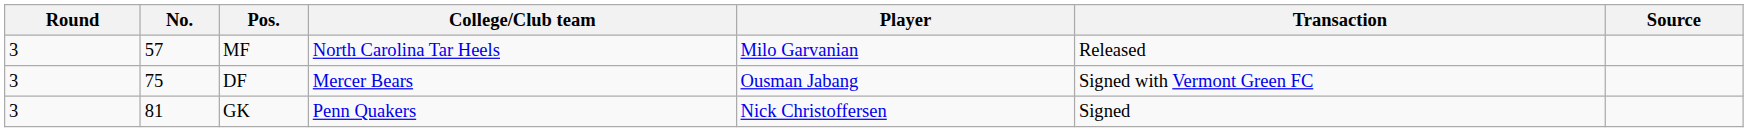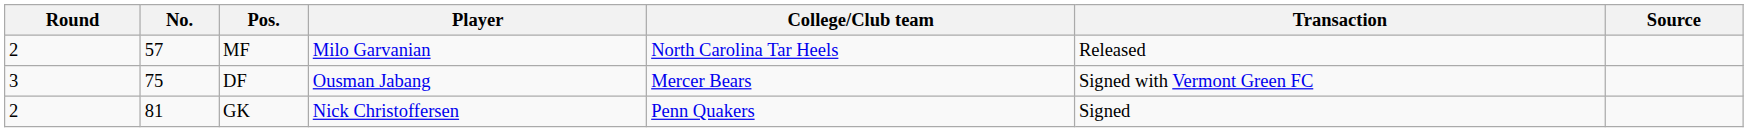columns swapped: (905, 19) <-> (522, 19)
(14, 50) 3 -> (14, 50) 2
(14, 111) 3 -> (14, 111) 2
